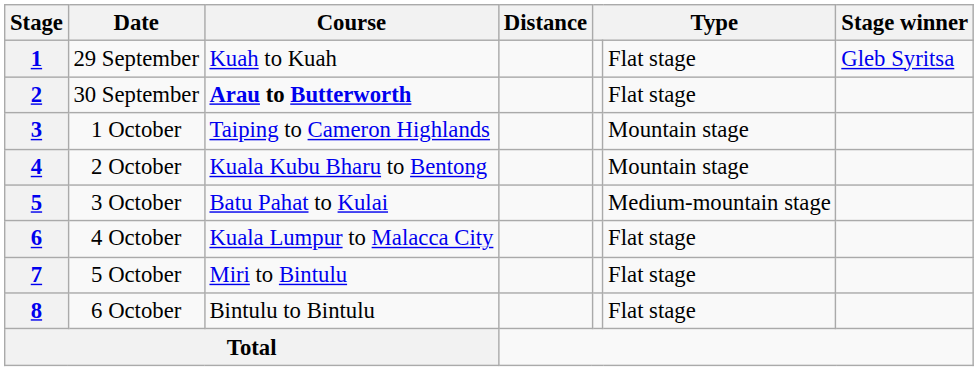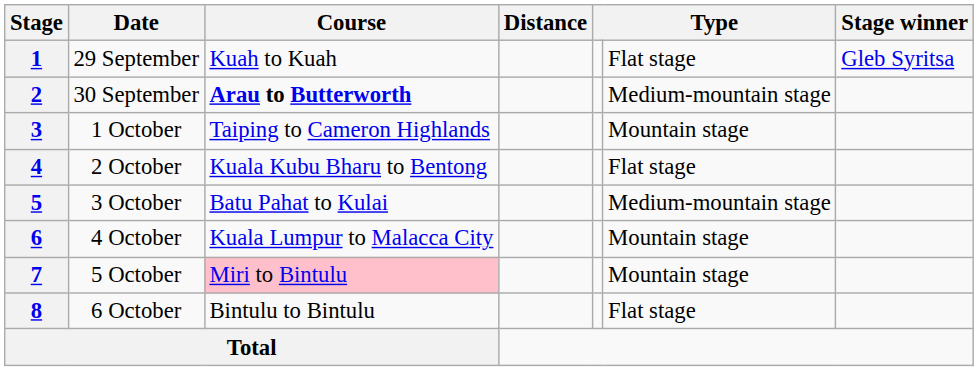(652, 94) Flat stage -> (719, 94) Medium-mountain stage
(678, 166) Mountain stage -> (652, 166) Flat stage
(652, 238) Flat stage -> (678, 238) Mountain stage
(278, 274) no background -> (278, 274) pink background
(652, 274) Flat stage -> (678, 274) Mountain stage
